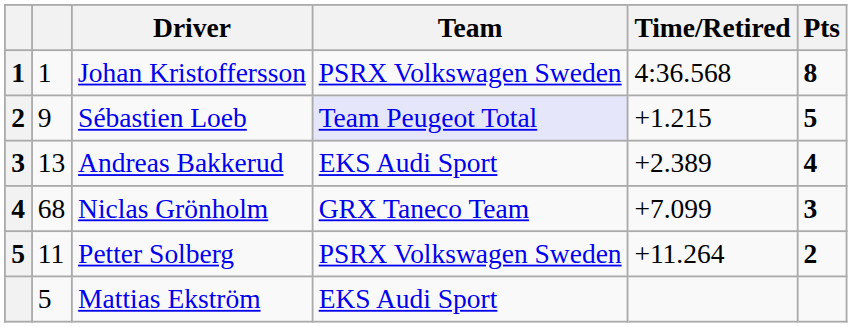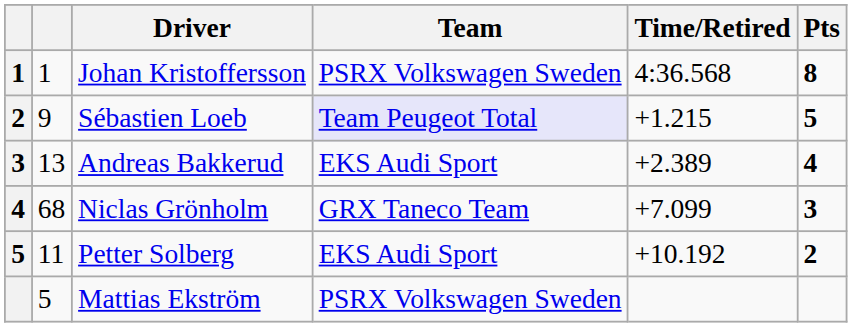(470, 254) PSRX Volkswagen Sweden -> (408, 254) EKS Audi Sport
(679, 254) +11.264 -> (680, 254) +10.192
(408, 299) EKS Audi Sport -> (470, 299) PSRX Volkswagen Sweden
